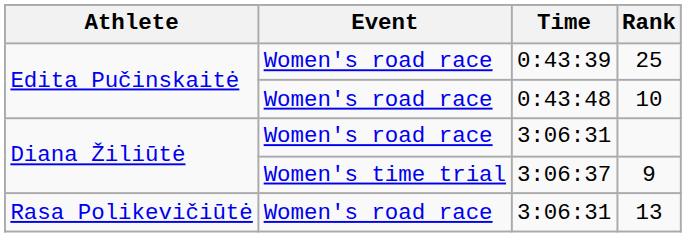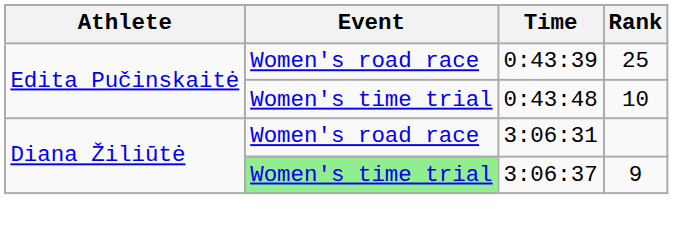(378, 99) Women's road race -> (371, 99) Women's time trial
(385, 174) no background -> (371, 174) lightgreen background
- row: (649, 212)
